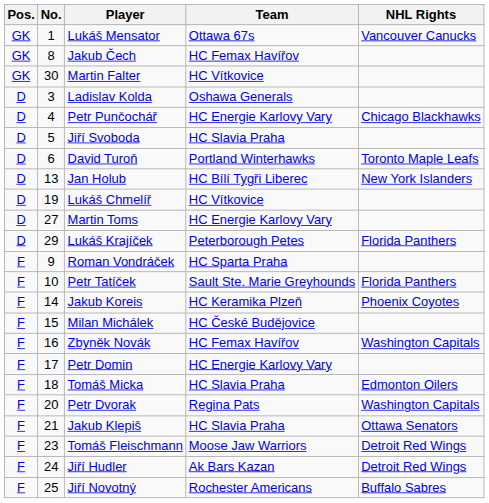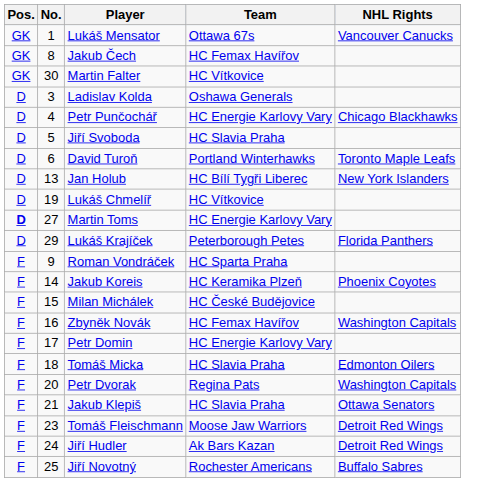(21, 220) normal -> (21, 220) bold
- row: (102, 281)
